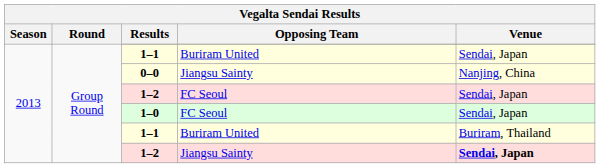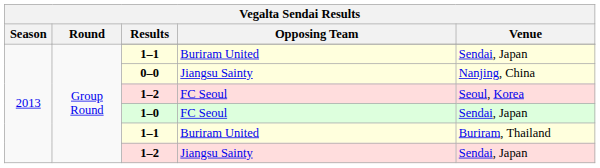(493, 93) Sendai, Japan -> (491, 93) Seoul, Korea
(496, 152) bold -> (493, 152) normal
